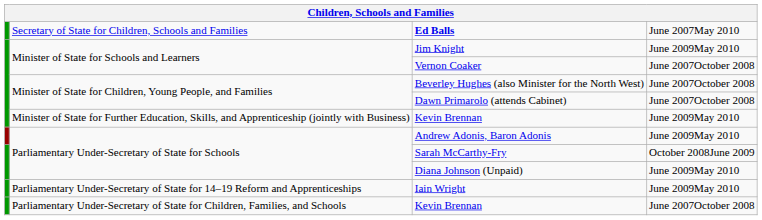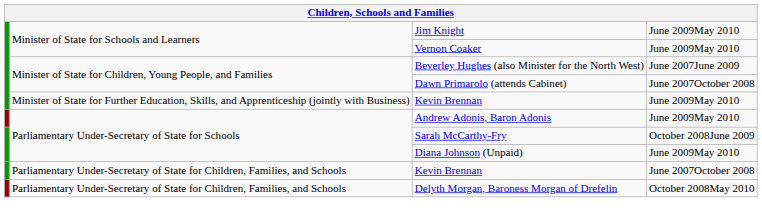- row: (130, 30)
(702, 65) June 2007October 2008 -> (694, 48) June 2009May 2010
(702, 83) June 2007October 2008 -> (694, 65) June 2007June 2009
- row: (187, 188)
+ row: (179, 188)
